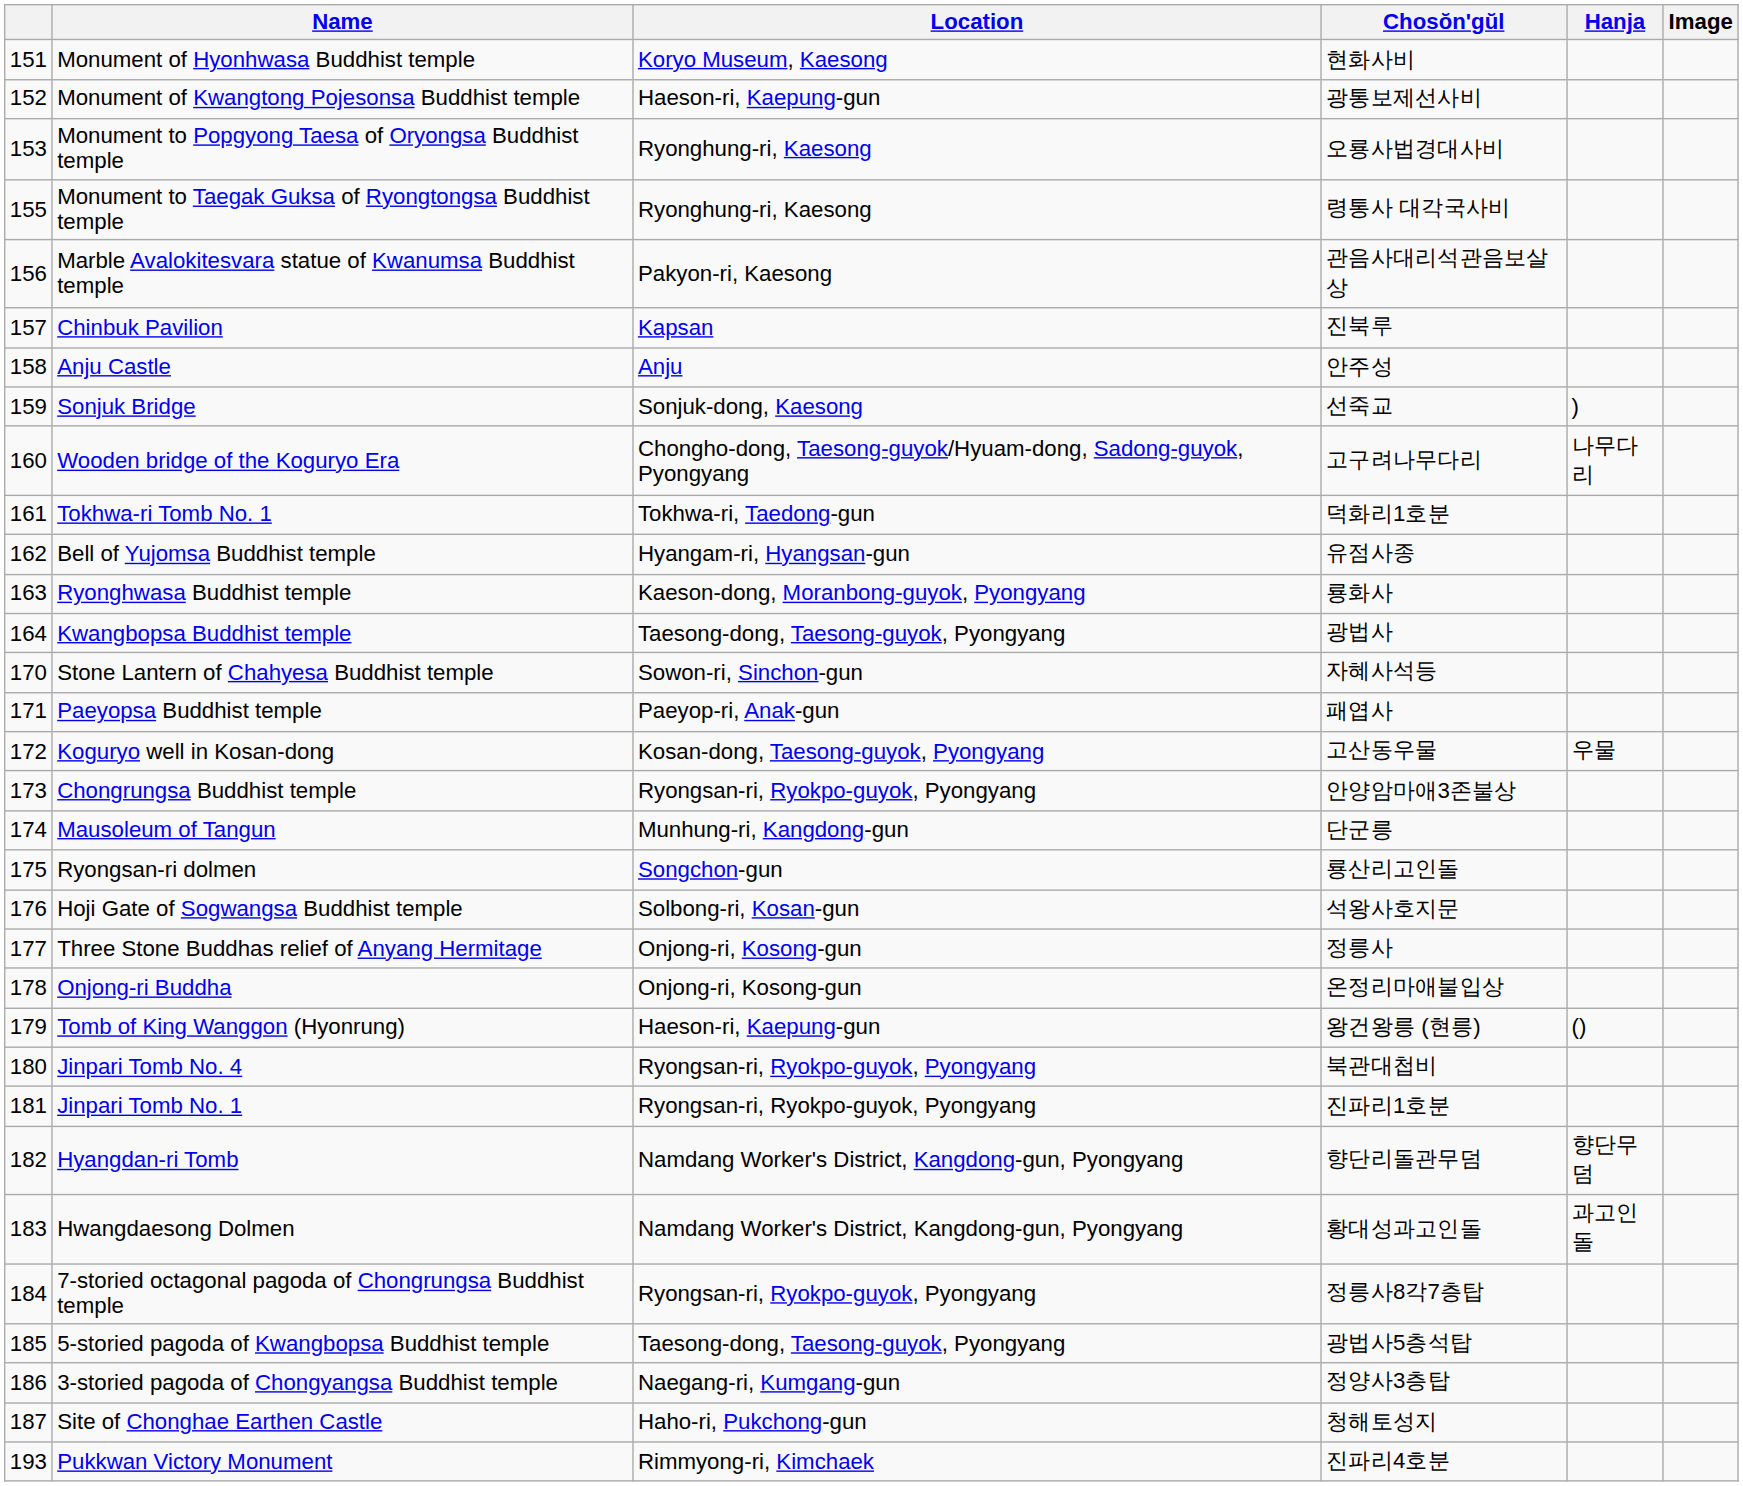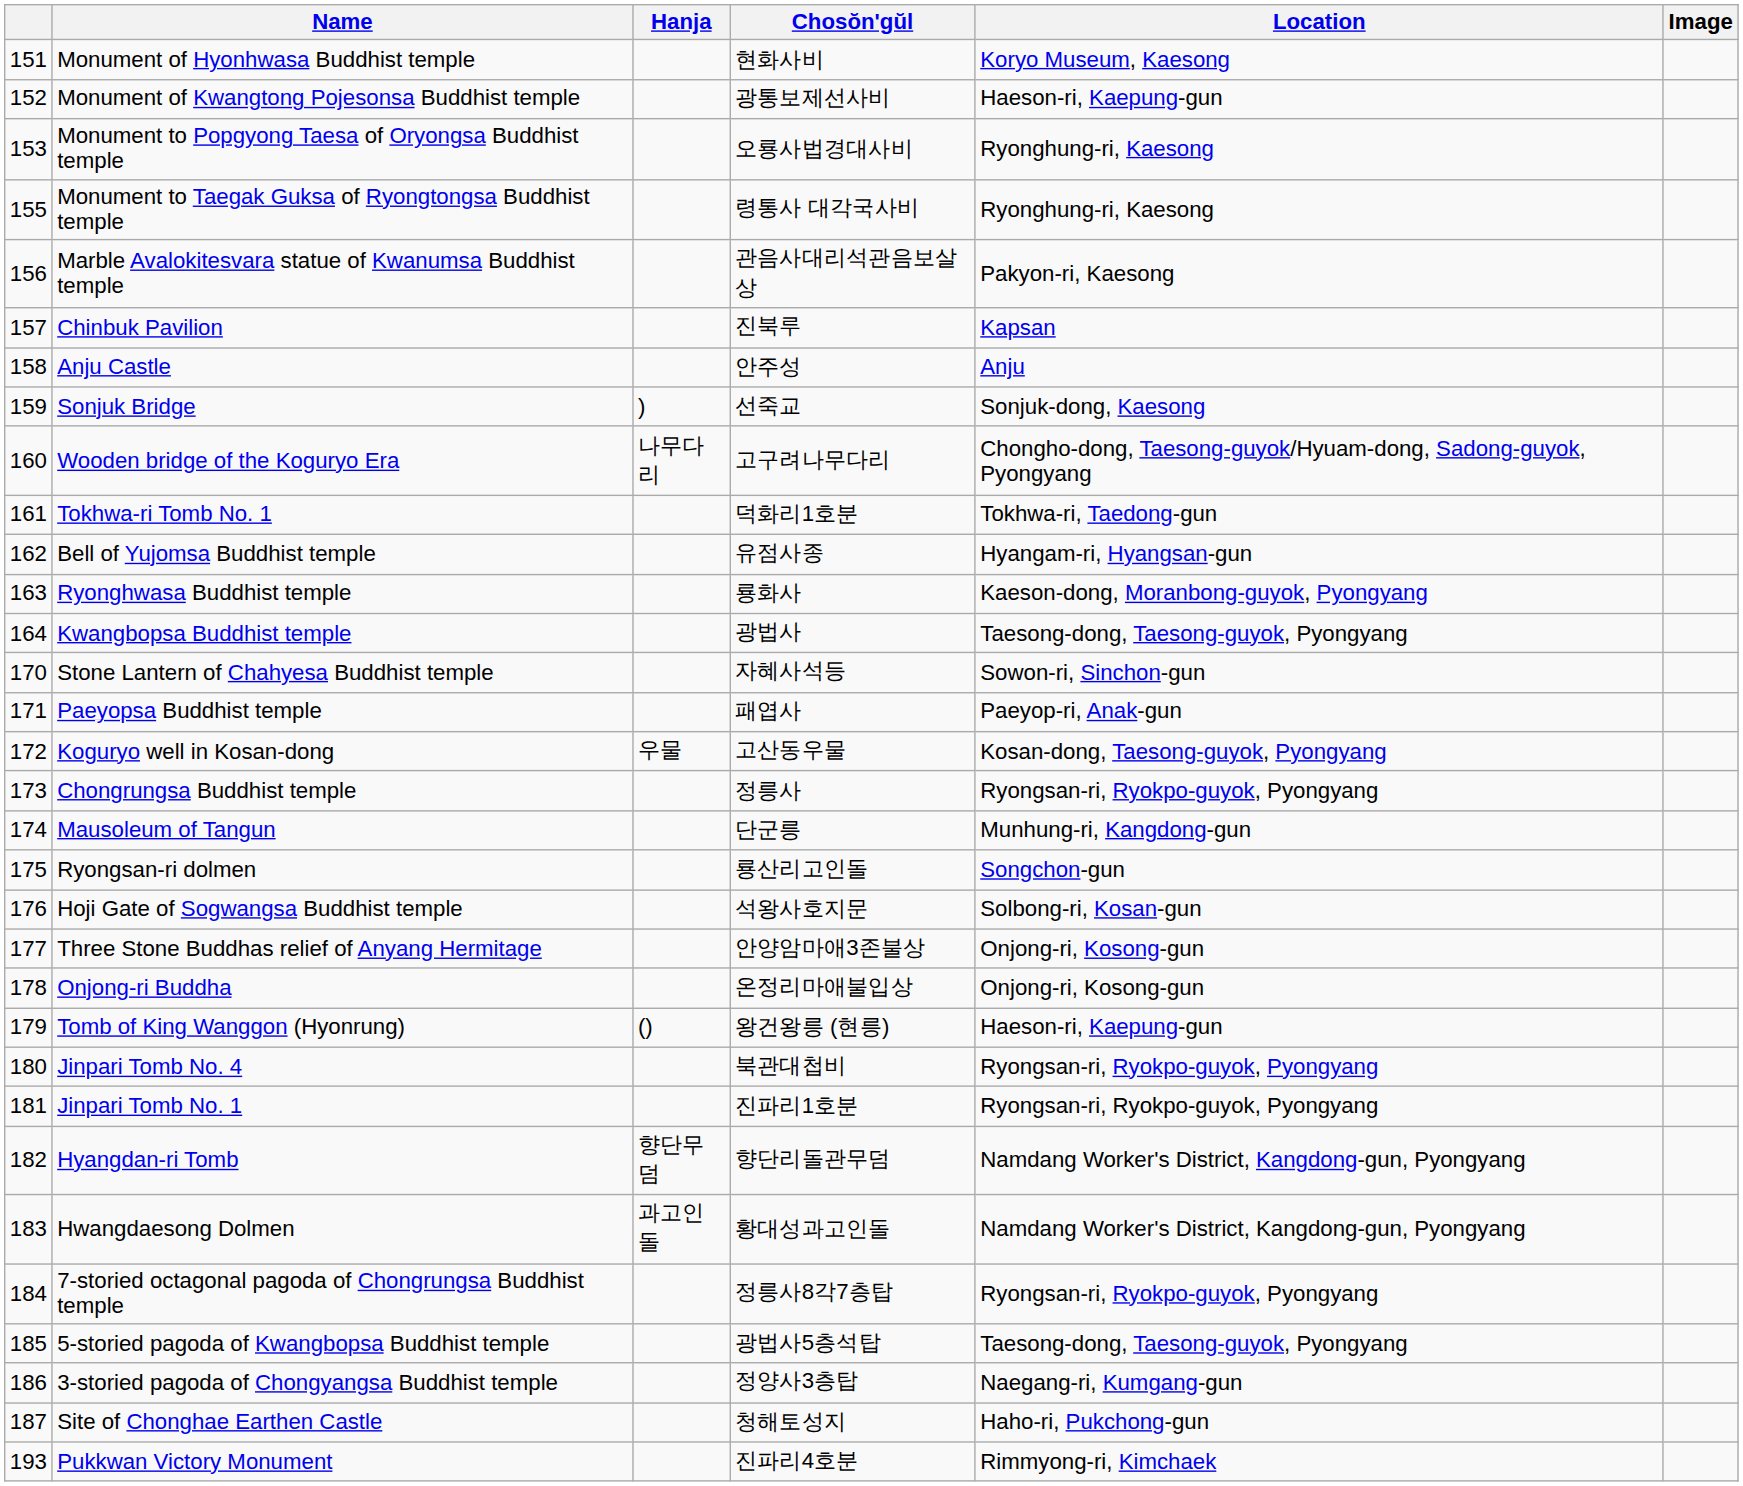columns swapped: (977, 22) <-> (1615, 22)
(1421, 789) 안양암마애3존불상 -> (768, 789) 정릉사
(1360, 947) 정릉사 -> (830, 947) 안양암마애3존불상
